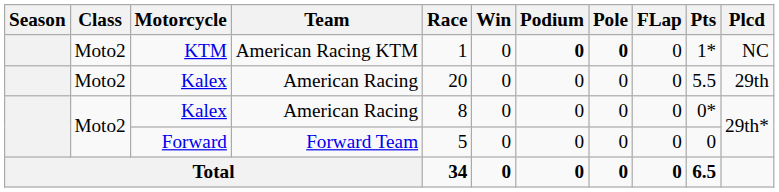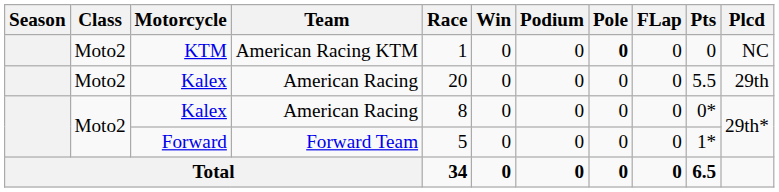(579, 50) bold -> (579, 50) normal
(707, 50) 1* -> (711, 50) 0
(711, 141) 0 -> (707, 141) 1*
